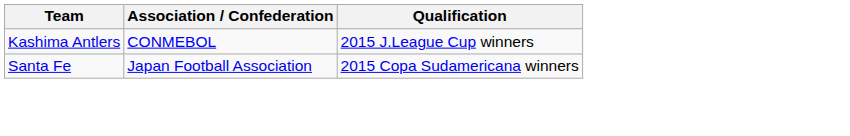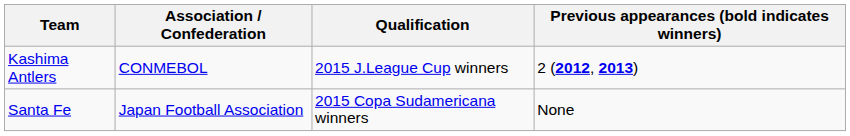+ column: (690, 25)
